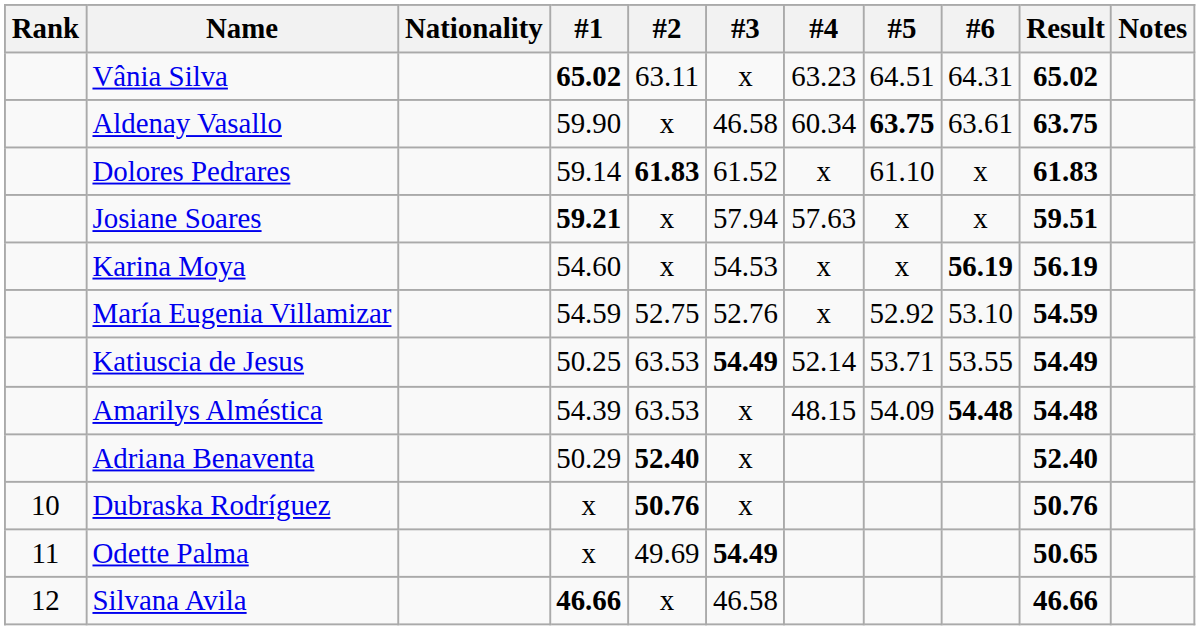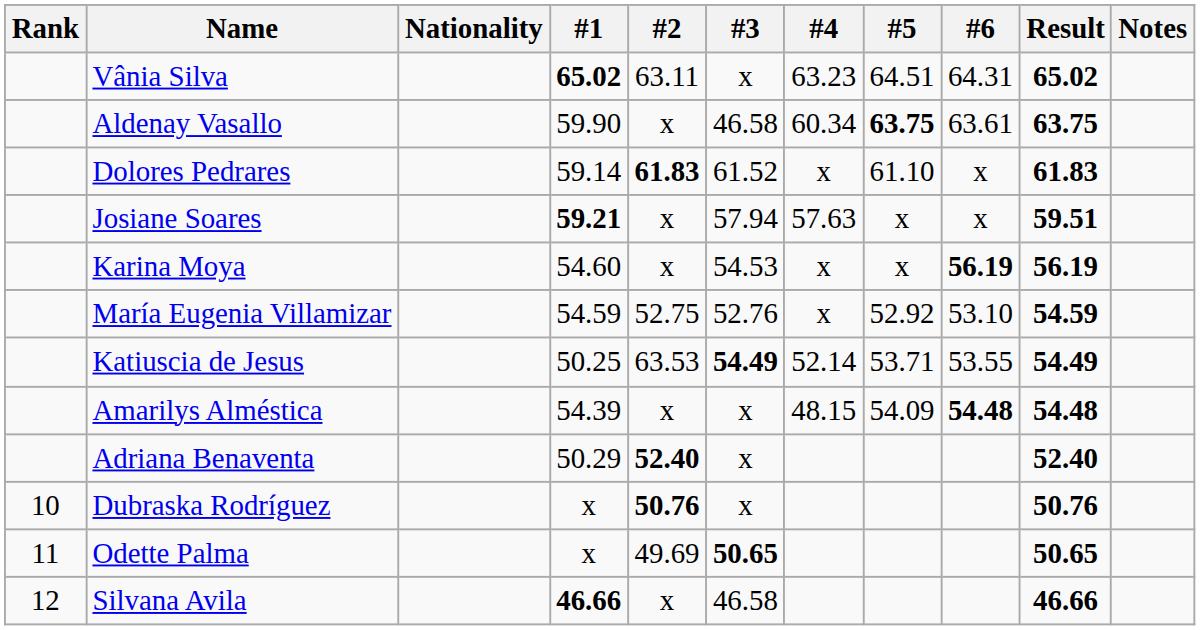(667, 409) 63.53 -> (667, 409) x
(745, 552) 54.49 -> (745, 552) 50.65
